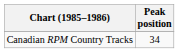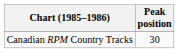(155, 39) 34 -> (155, 39) 30
